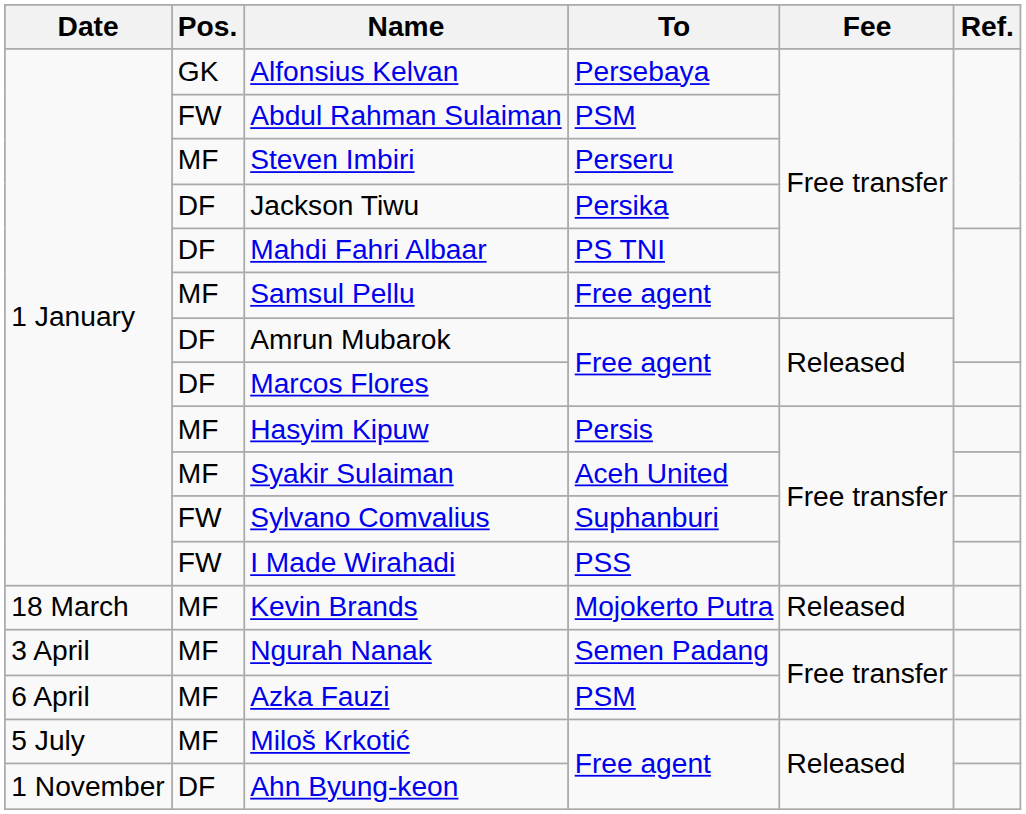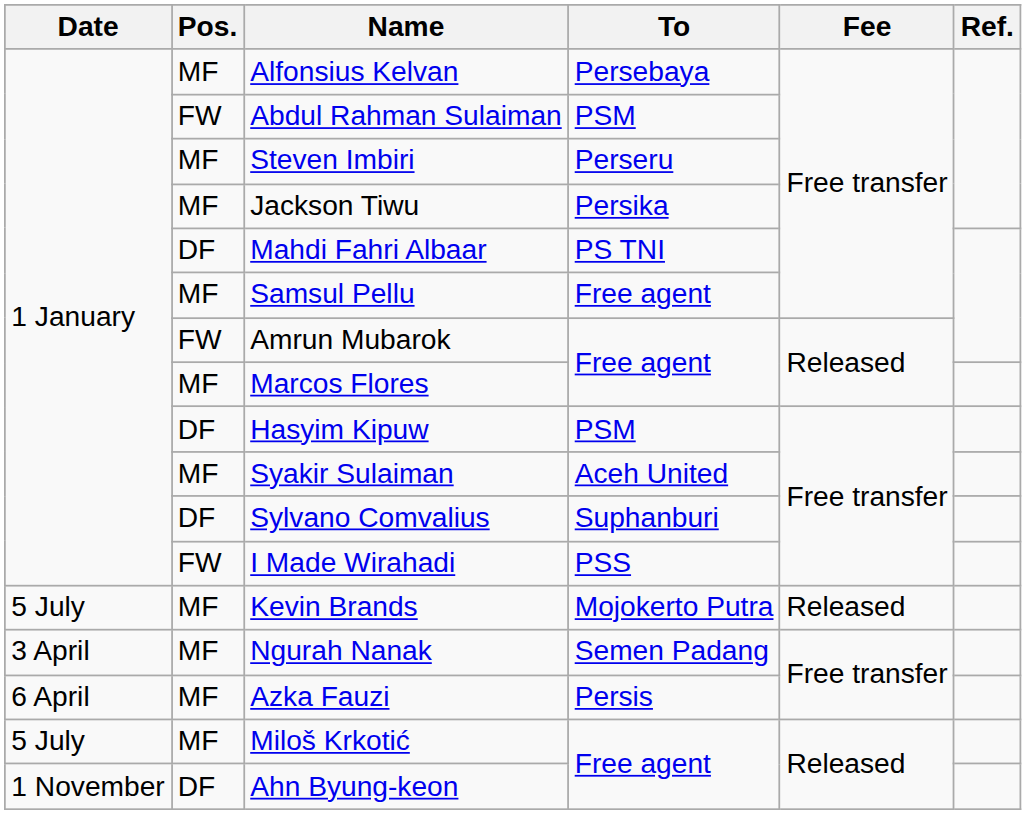(198, 71) GK -> (198, 71) MF
(197, 205) DF -> (198, 205) MF
(197, 339) DF -> (200, 339) FW
(197, 384) DF -> (198, 384) MF
(198, 428) MF -> (197, 428) DF
(614, 428) Persis -> (605, 428) PSM
(200, 518) FW -> (197, 518) DF
(70, 607) 18 March -> (48, 607) 5 July
(605, 696) PSM -> (614, 696) Persis
